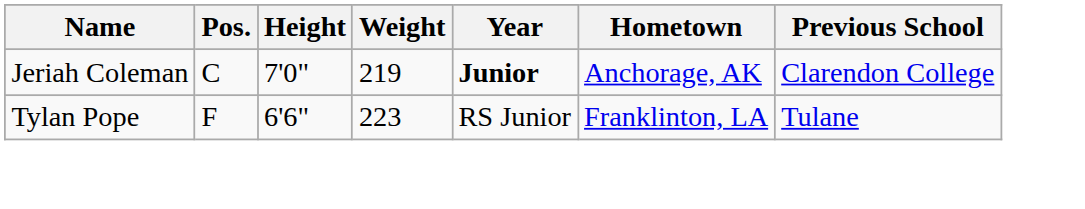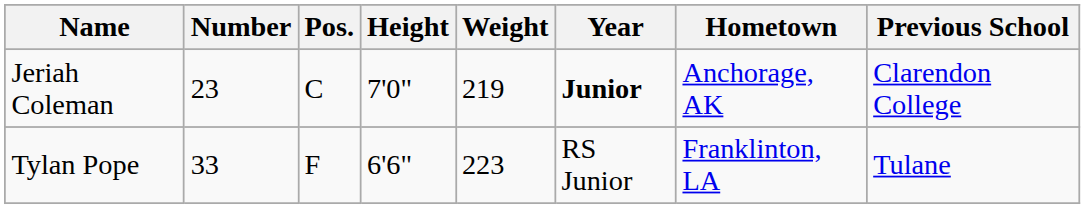+ column: (241, 26)
